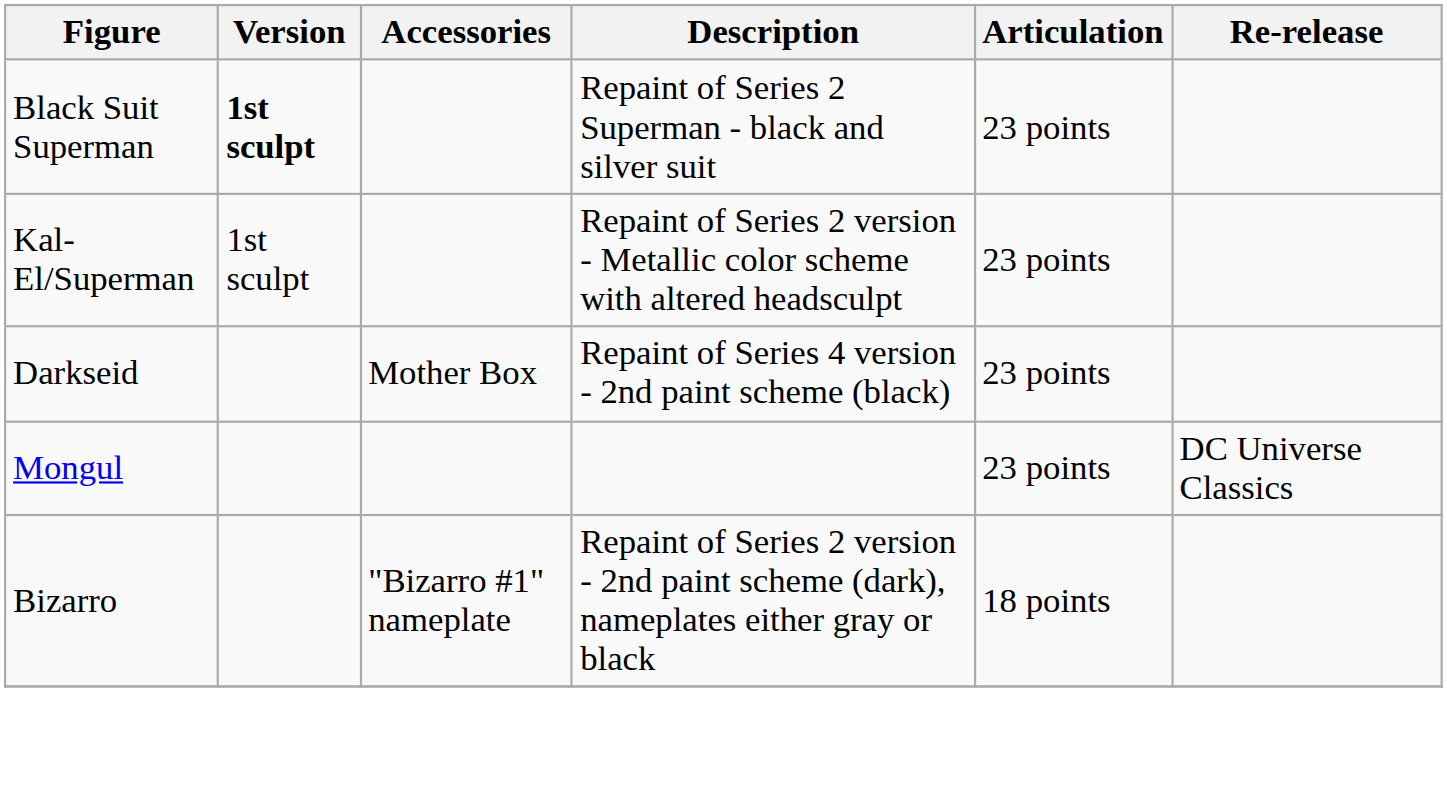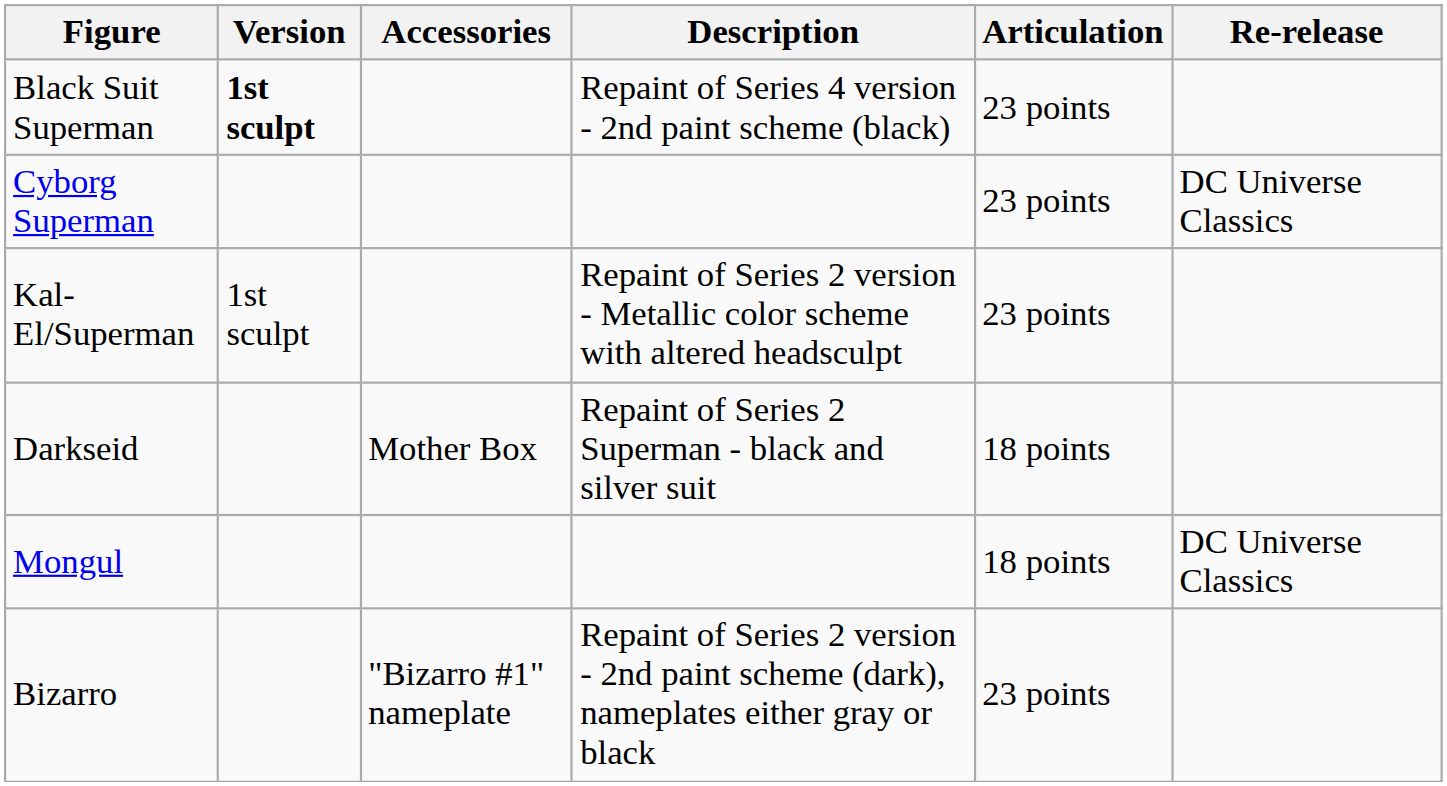(732, 126) Repaint of Series 2 Superman - black and silver suit -> (768, 106) Repaint of Series 4 version - 2nd paint scheme (black)
+ row: (83, 200)
(768, 372) Repaint of Series 4 version - 2nd paint scheme (black) -> (732, 447) Repaint of Series 2 Superman - black and silver suit
(1046, 372) 23 points -> (1046, 447) 18 points
(1046, 467) 23 points -> (1046, 561) 18 points
(1046, 600) 18 points -> (1046, 694) 23 points
